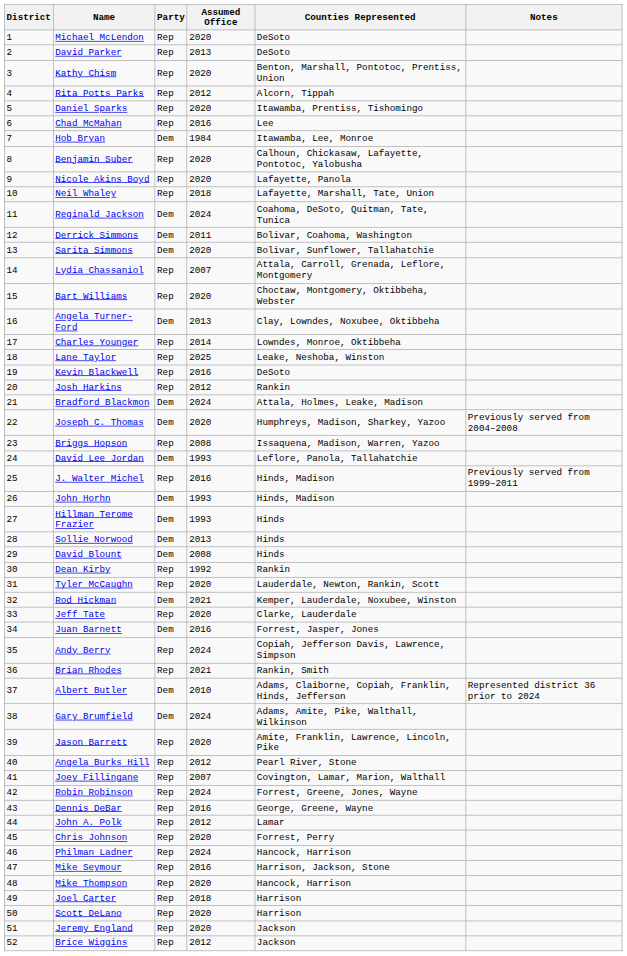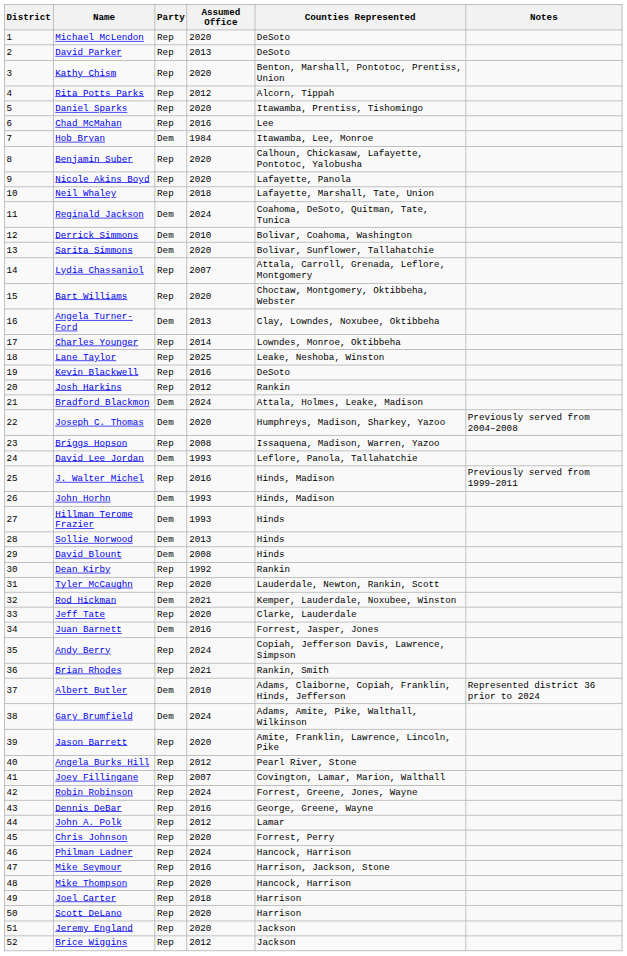(200, 235) 2011 -> (200, 235) 2010
